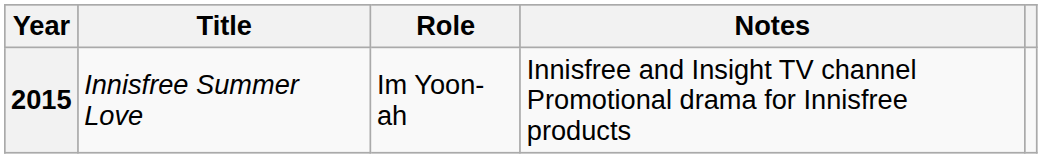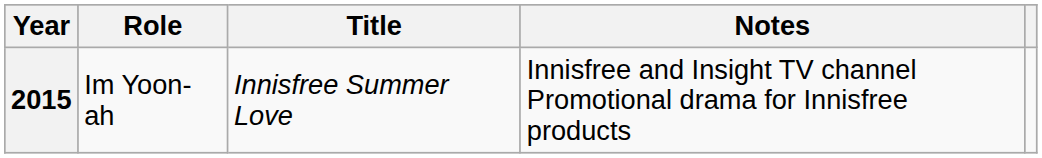columns swapped: (224, 26) <-> (446, 26)
